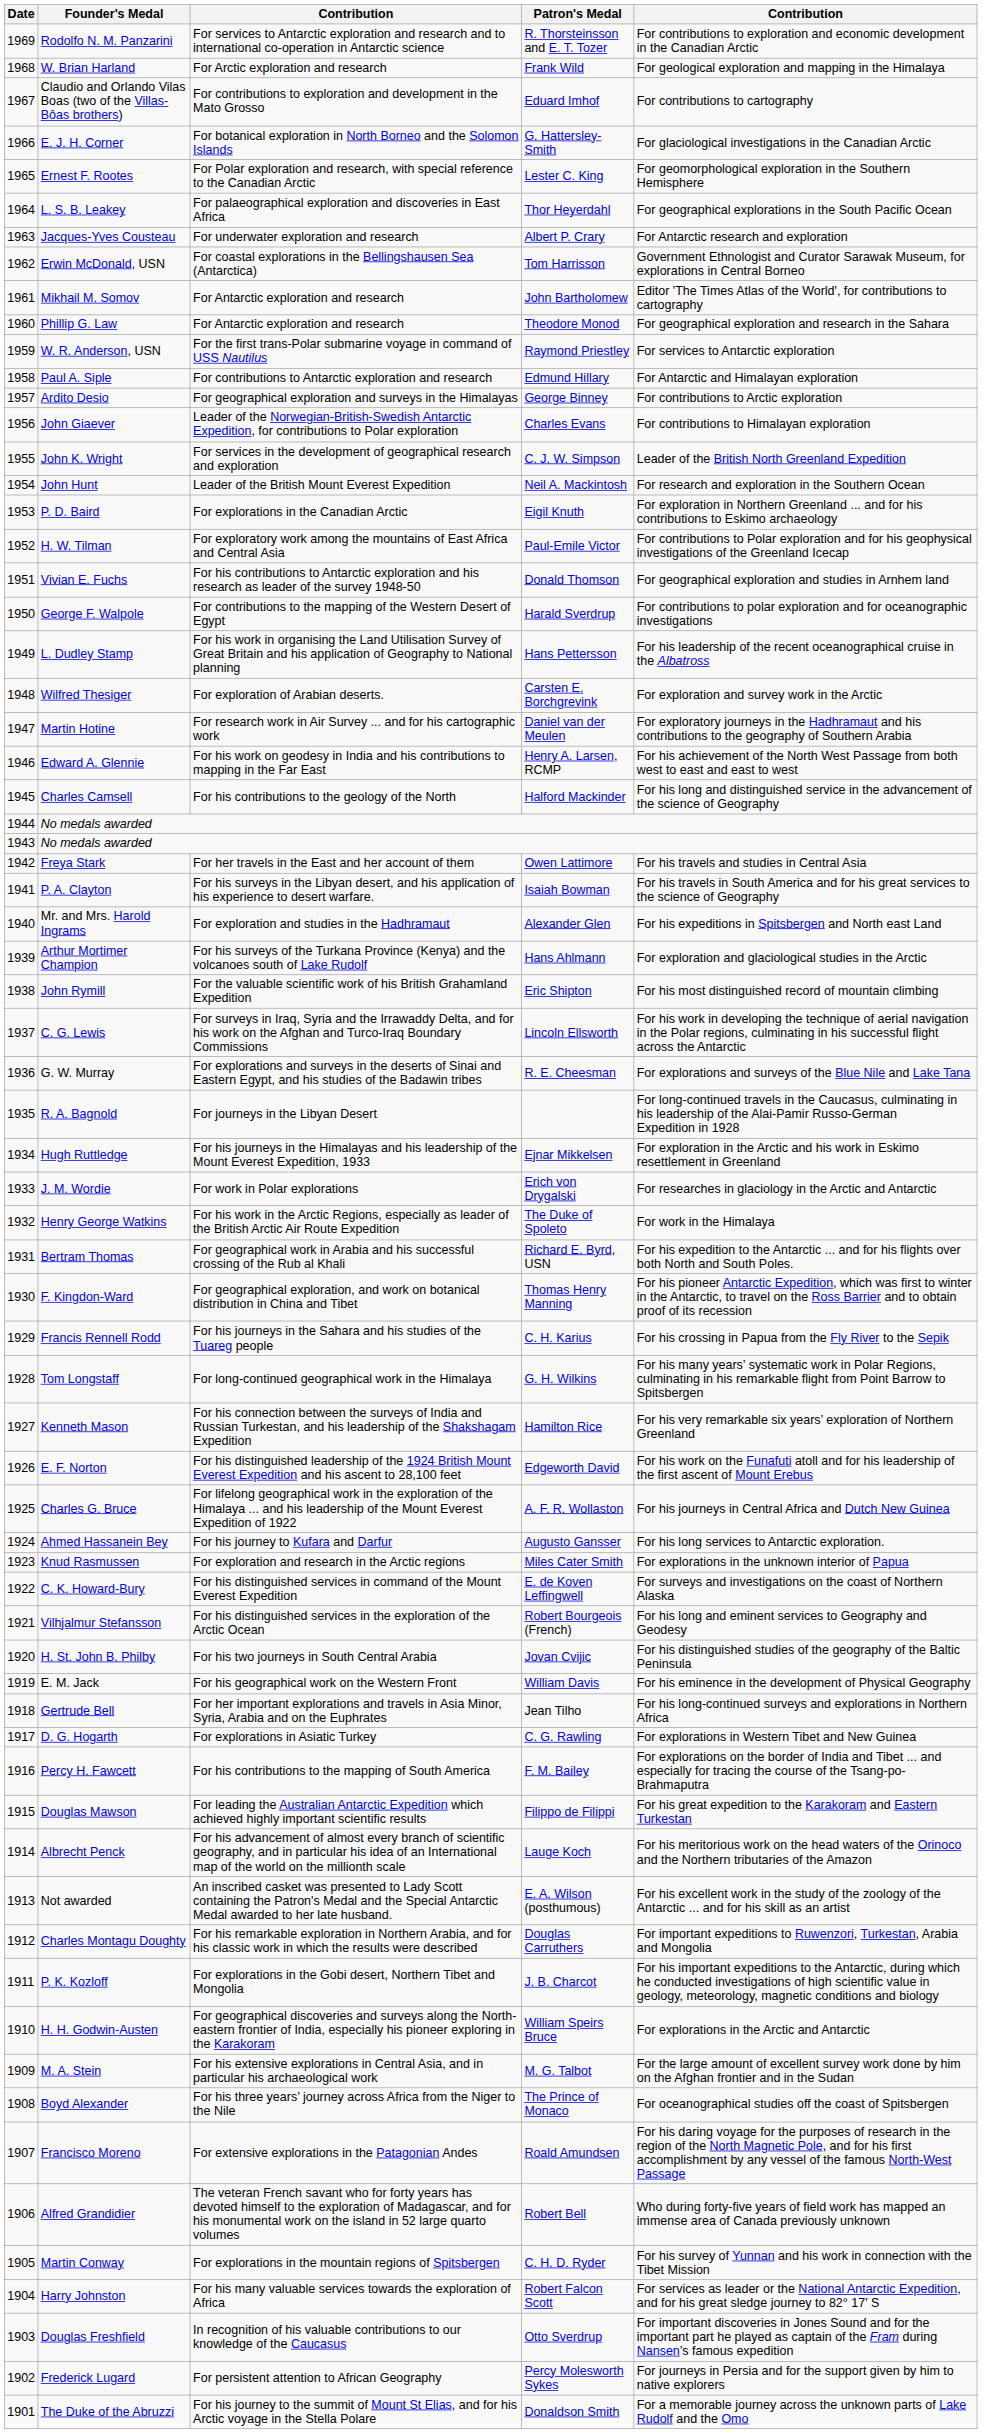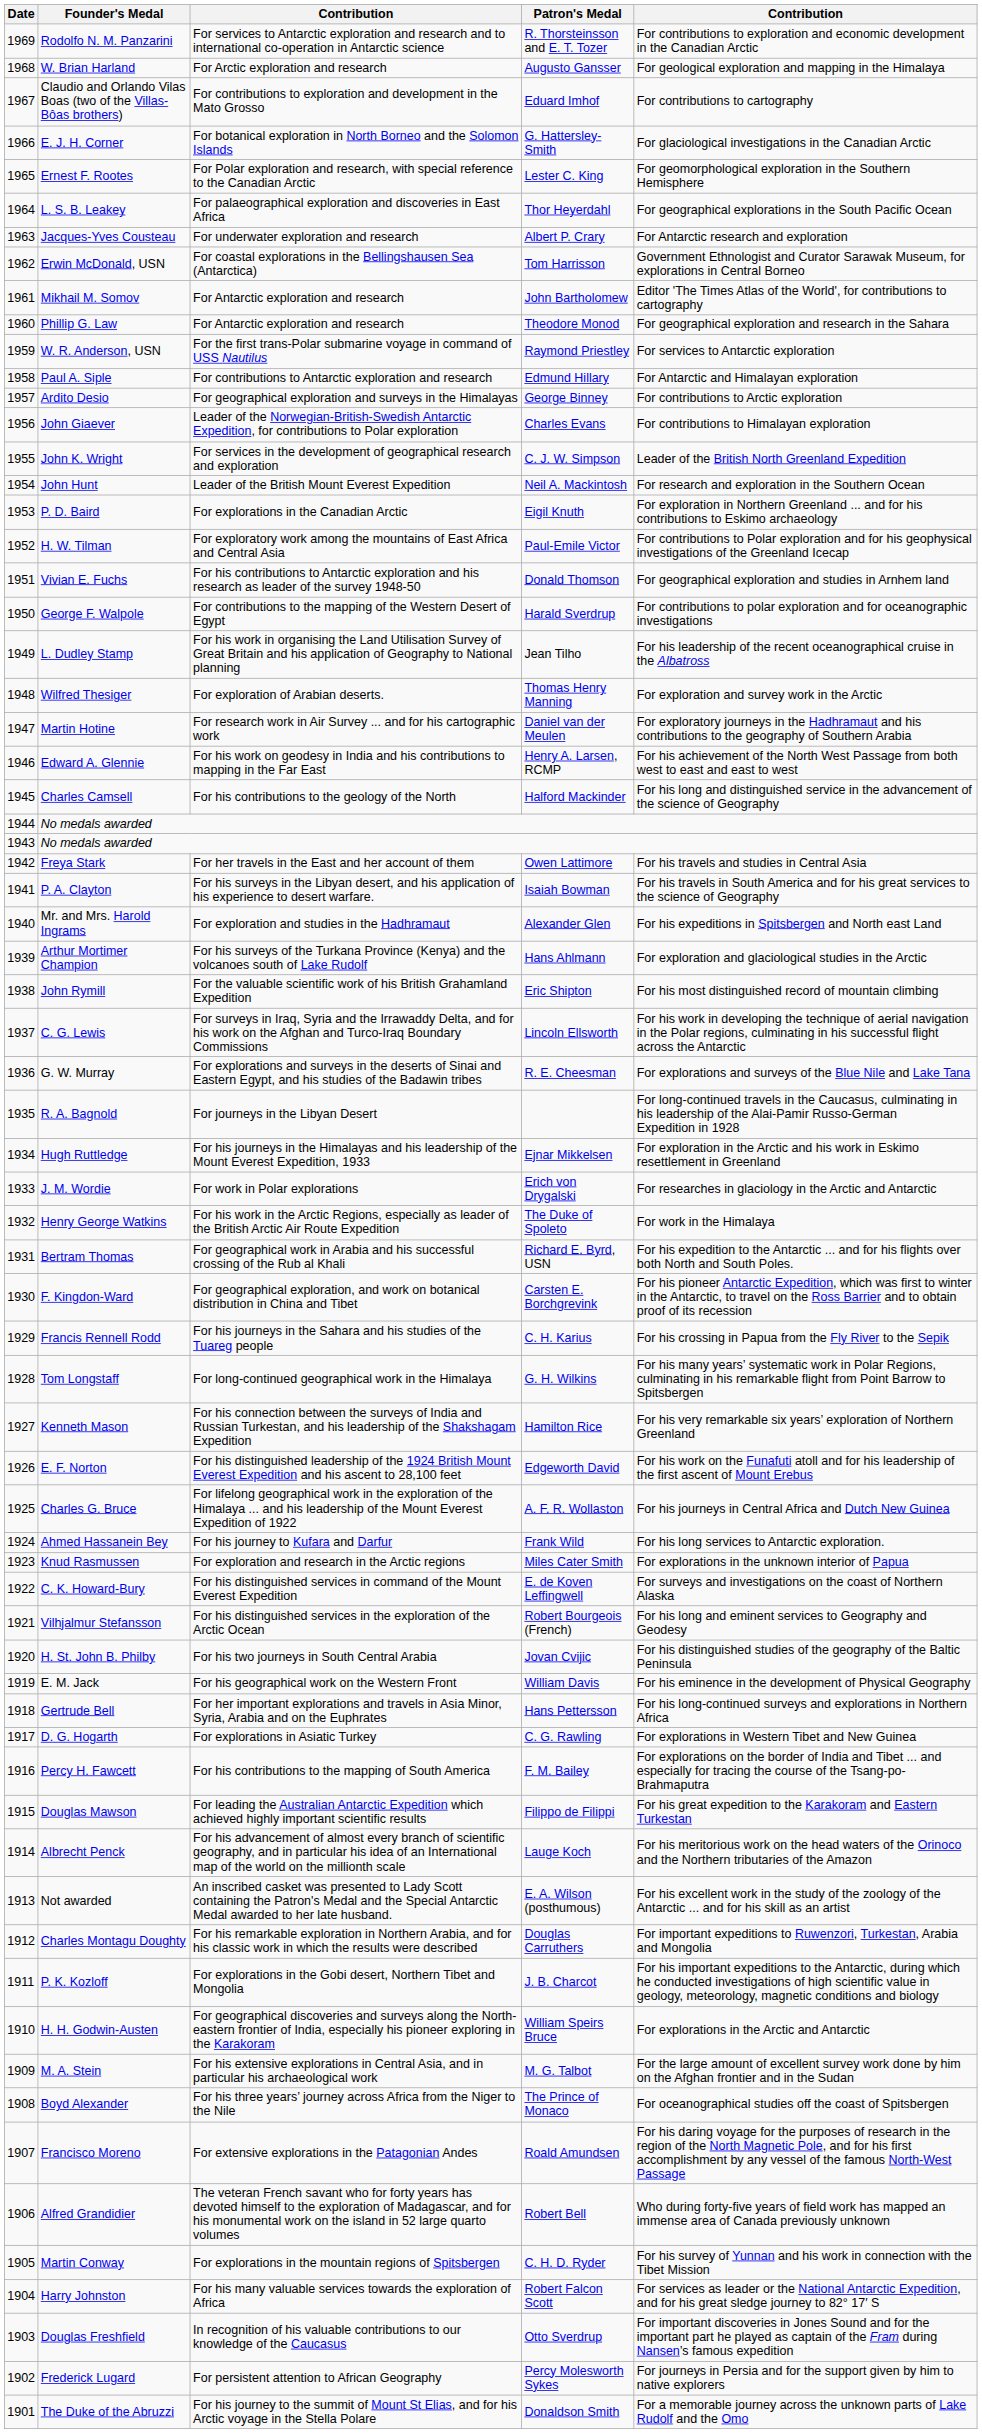(554, 68) Frank Wild -> (573, 68) Augusto Gansser
(571, 654) Hans Pettersson -> (553, 654) Jean Tilho
(561, 695) Carsten E. Borchgrevink -> (565, 695) Thomas Henry Manning
(565, 1297) Thomas Henry Manning -> (561, 1297) Carsten E. Borchgrevink
(573, 1542) Augusto Gansser -> (554, 1542) Frank Wild
(553, 1710) Jean Tilho -> (571, 1710) Hans Pettersson
